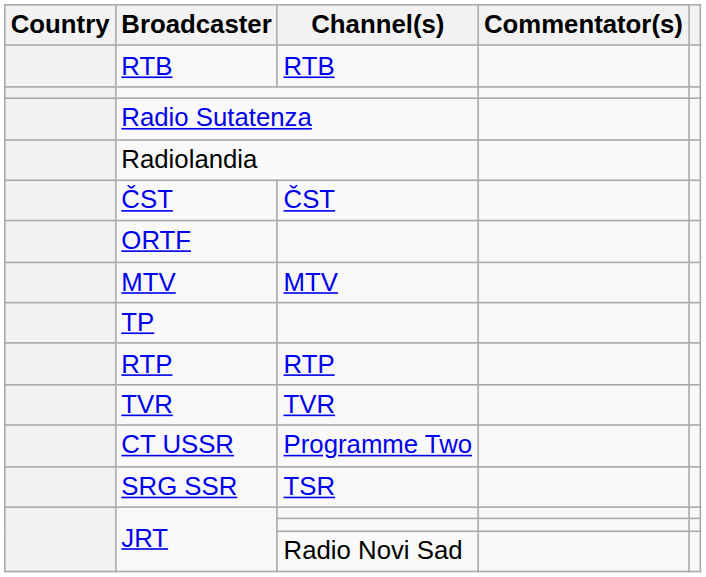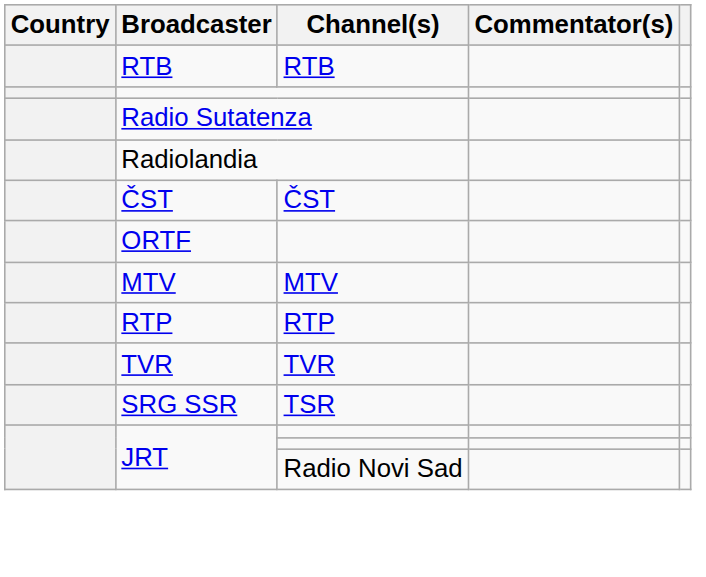- row: (138, 322)
- row: (178, 445)
